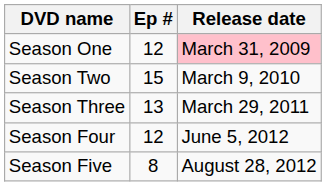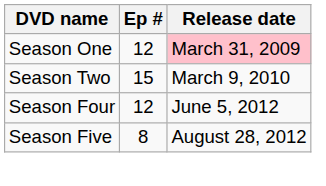- row: (67, 107)
